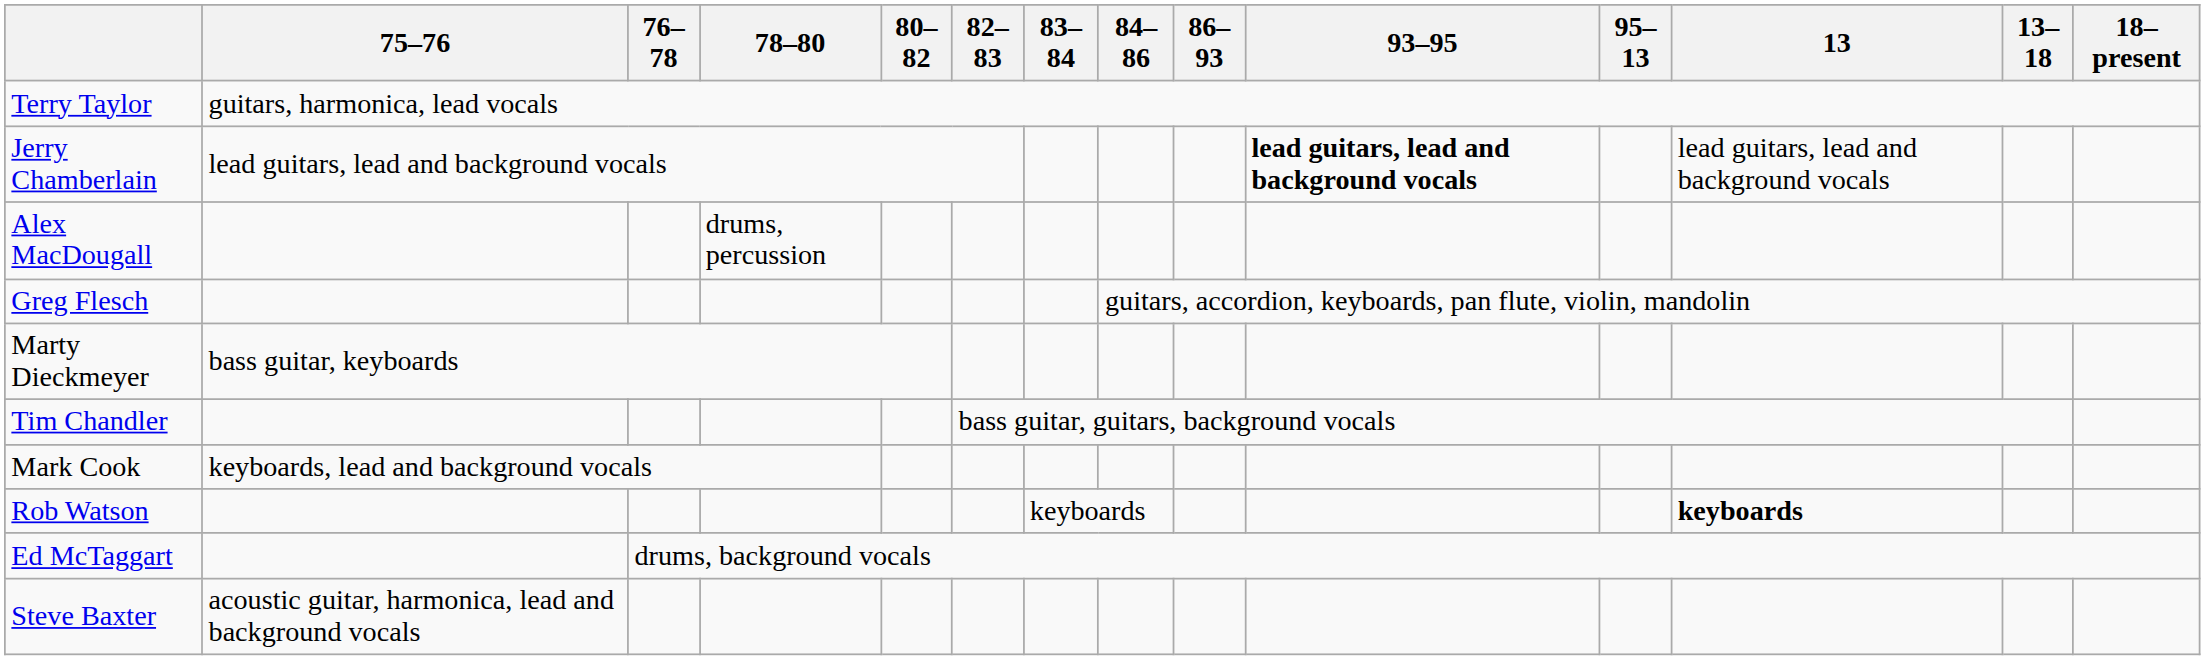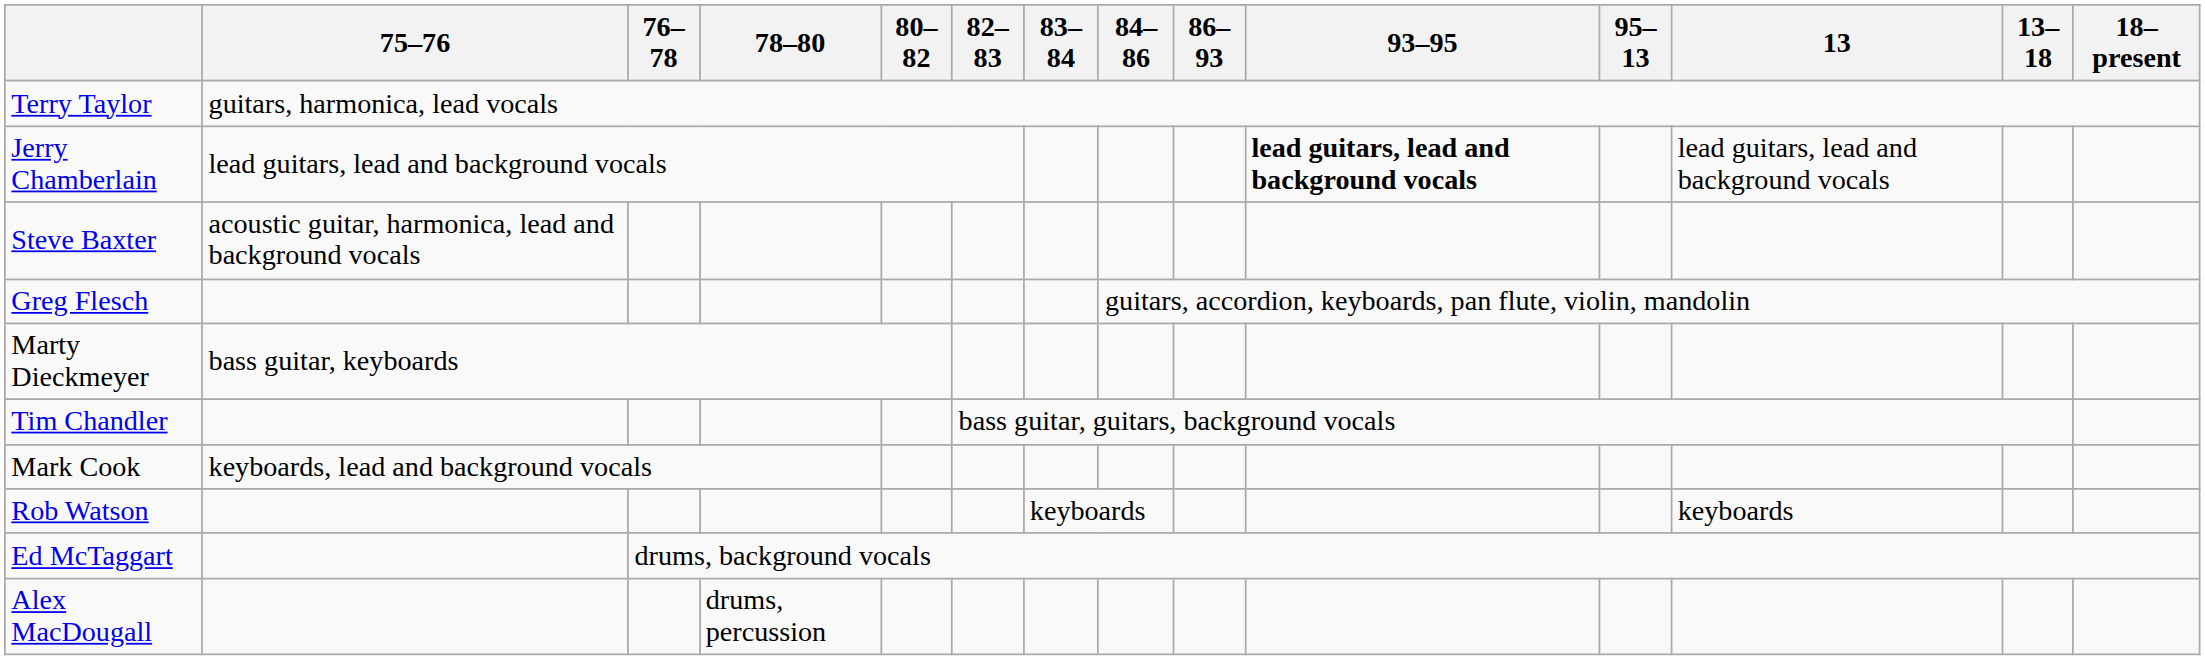rows swapped: (84, 615) <-> (82, 240)
(1740, 510) bold -> (1736, 510) normal
